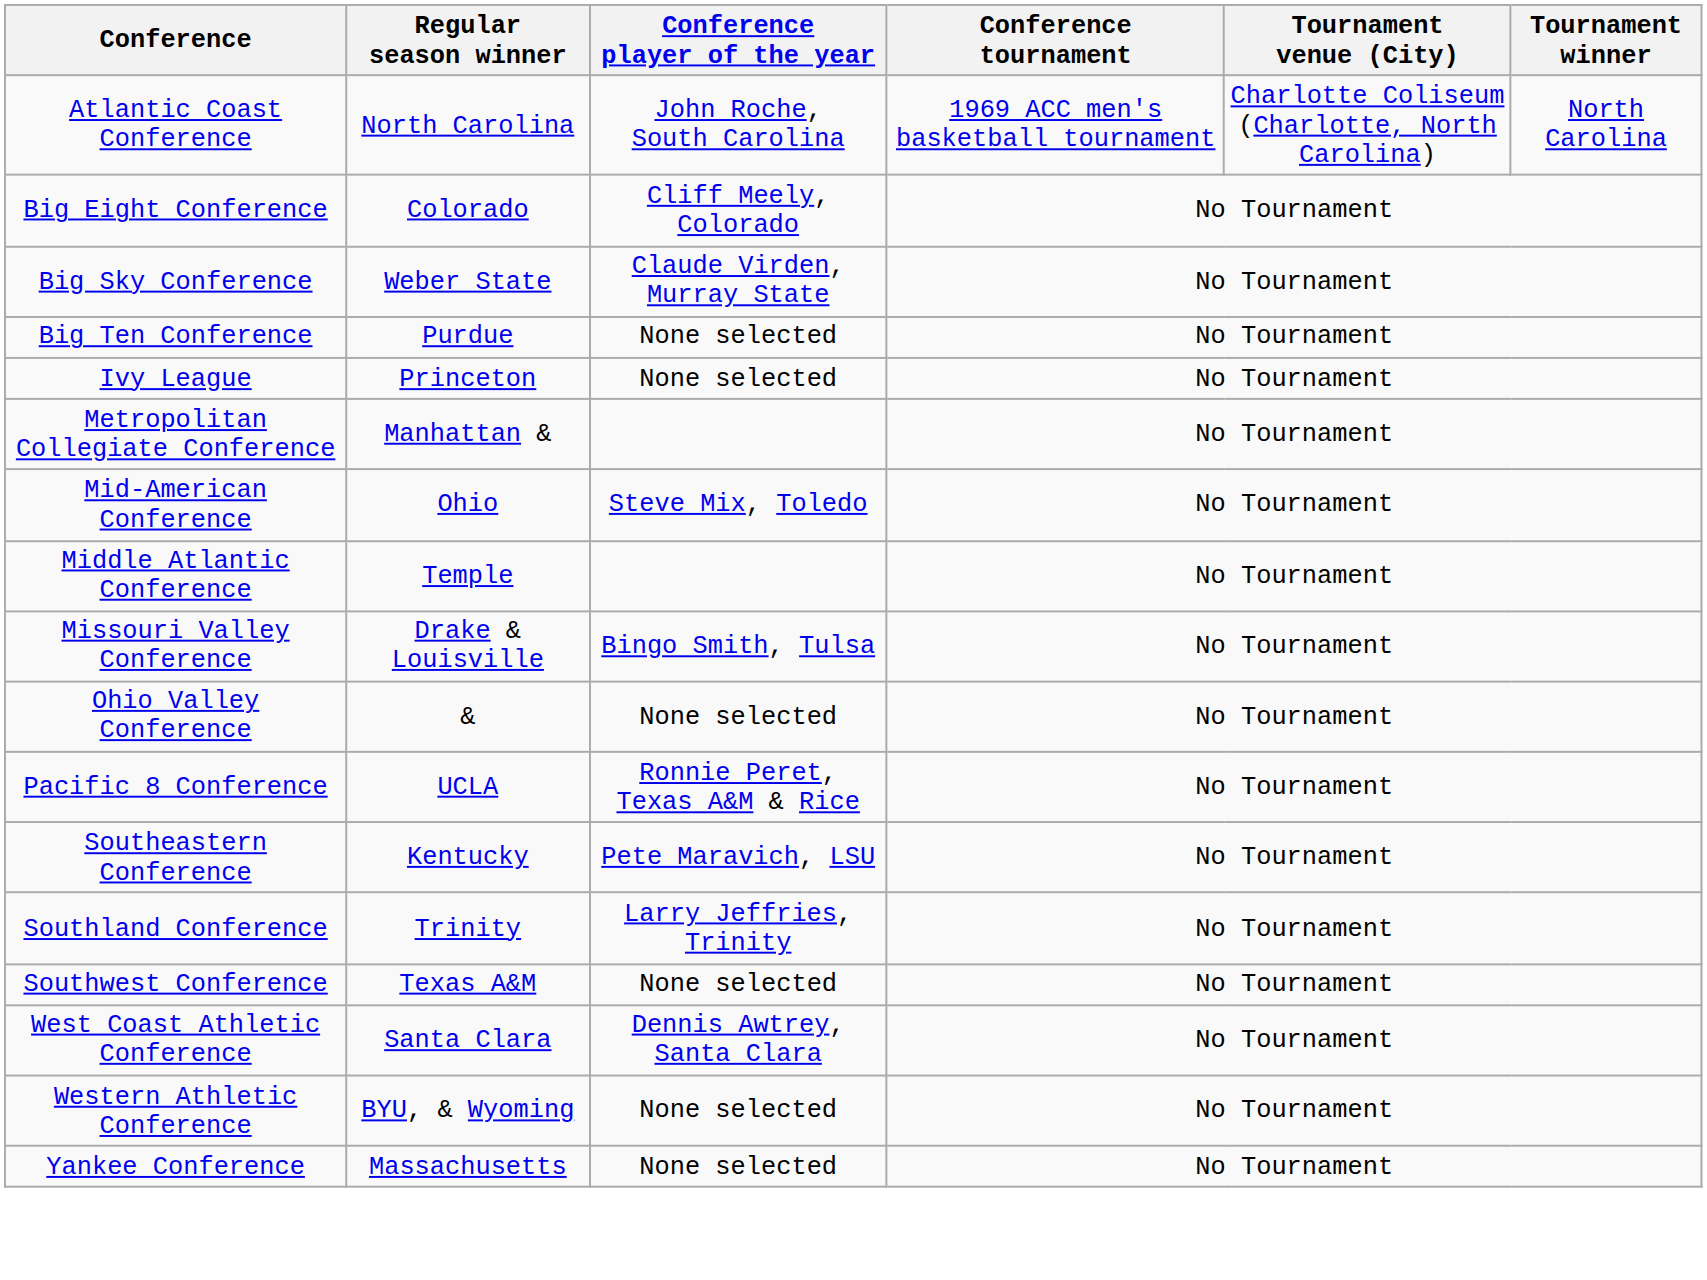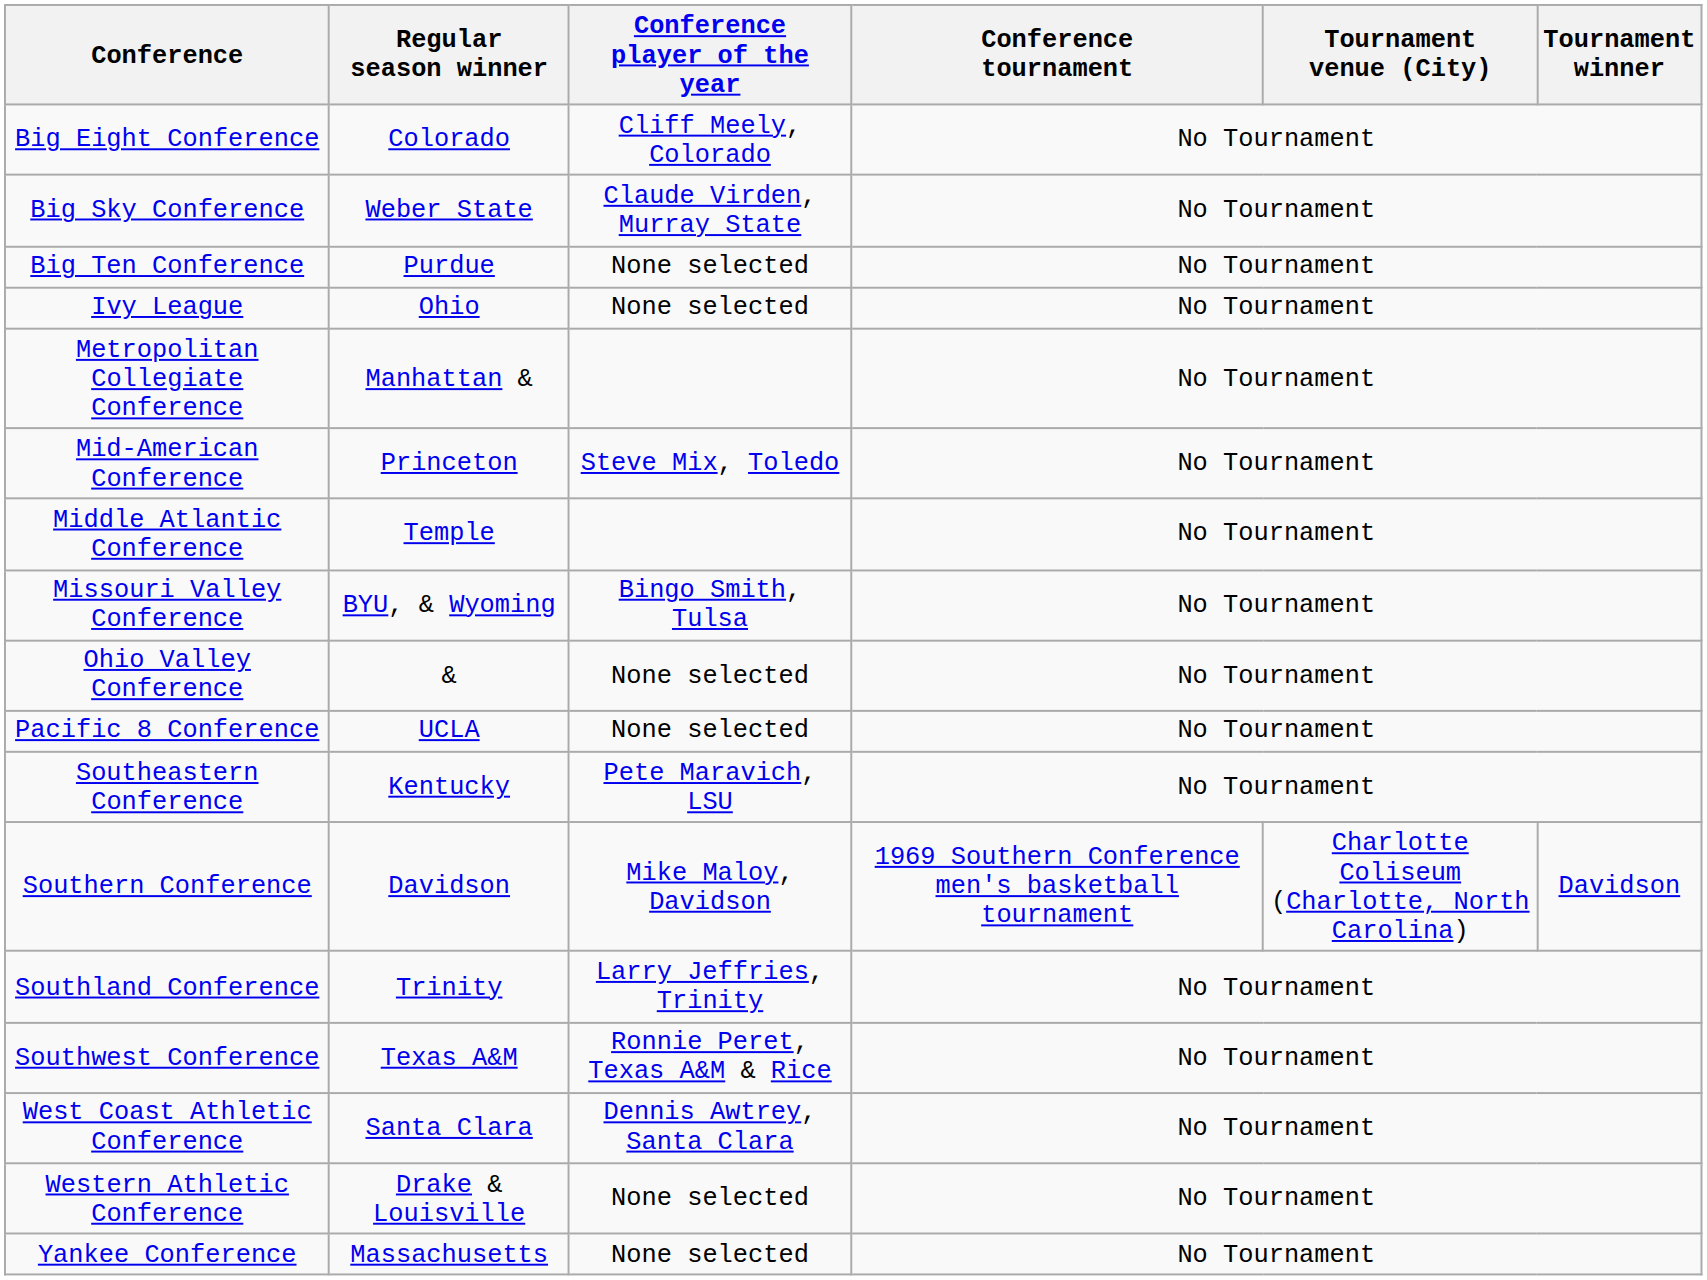- row: (176, 125)
(468, 378) Princeton -> (449, 308) Ohio
(468, 505) Ohio -> (449, 464) Princeton
(468, 646) Drake & Louisville -> (449, 605) BYU, & Wyoming
(738, 787) Ronnie Peret, Texas A&M & Rice -> (710, 731) None selected
+ row: (167, 887)
(738, 984) None selected -> (710, 1057) Ronnie Peret, Texas A&M & Rice
(468, 1111) BYU, & Wyoming -> (449, 1199) Drake & Louisville
